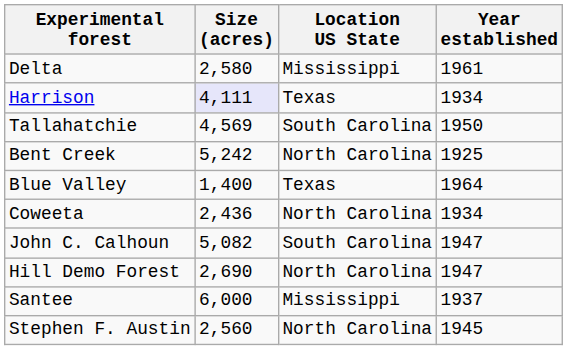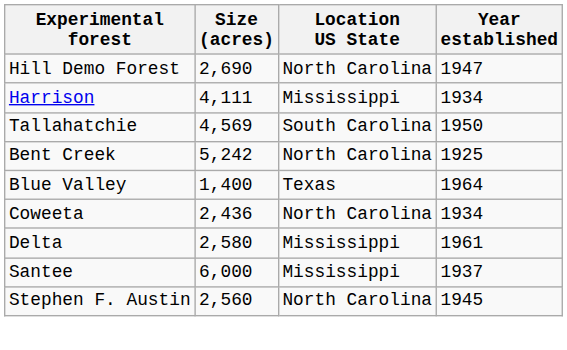rows swapped: (36, 69) <-> (94, 272)
(226, 98) lavender background -> (226, 98) no background
(309, 98) Texas -> (341, 98) Mississippi
- row: (89, 243)
